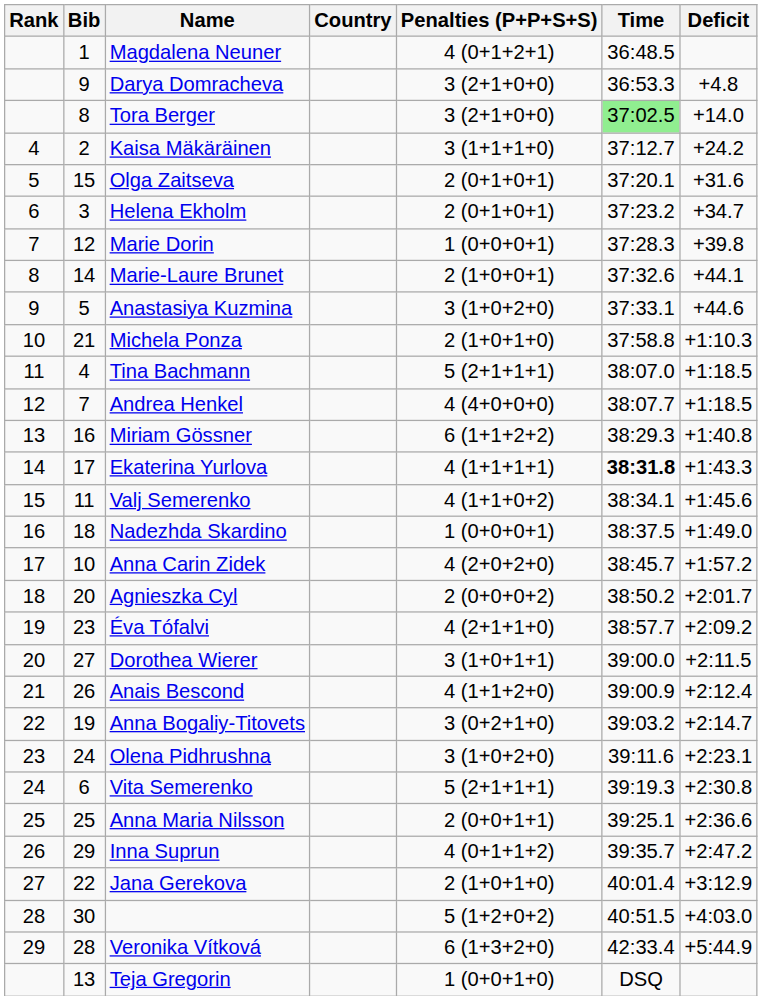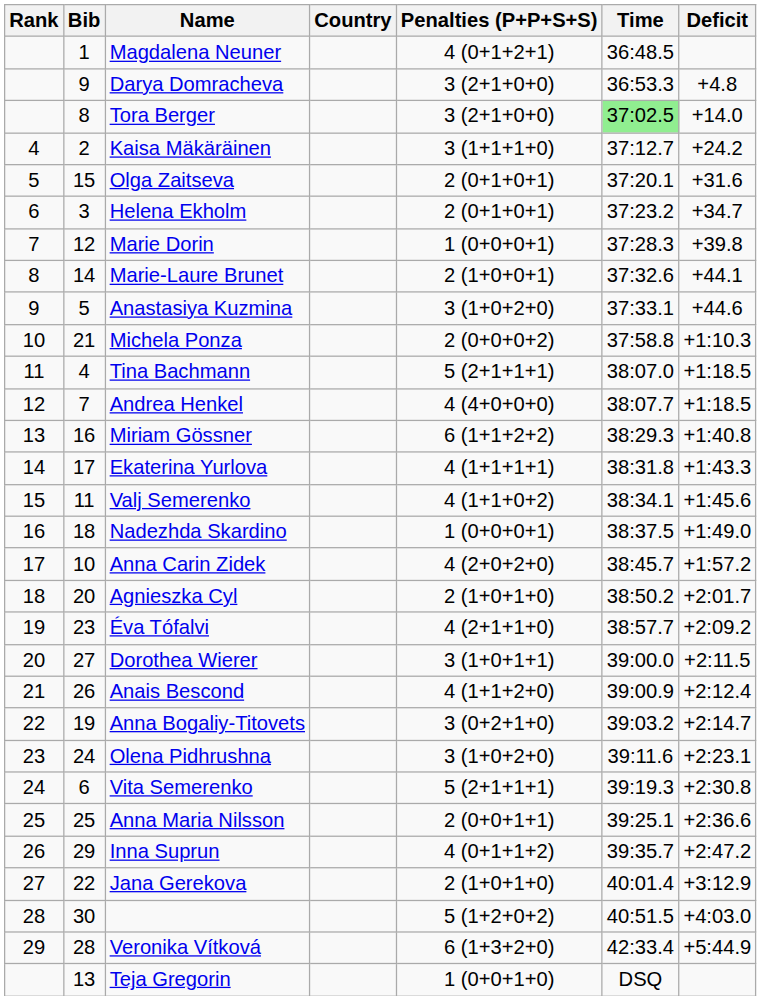(499, 340) 2 (1+0+1+0) -> (499, 340) 2 (0+0+0+2)
(641, 468) bold -> (640, 468) normal
(499, 595) 2 (0+0+0+2) -> (499, 595) 2 (1+0+1+0)
